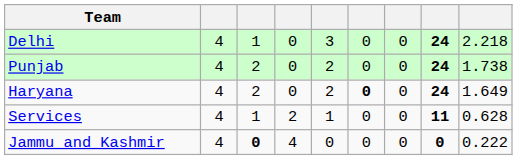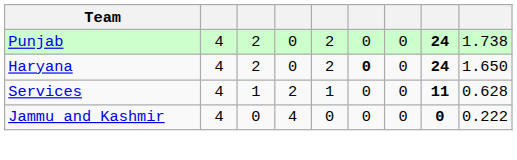- row: (31, 42)
(485, 92) 1.649 -> (485, 67) 1.650
(256, 142) bold -> (256, 117) normal
